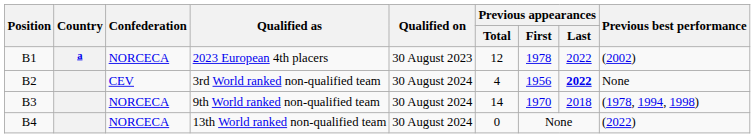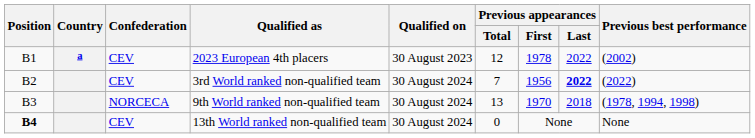(139, 58) NORCECA -> (121, 58) CEV
(497, 81) 4 -> (497, 81) 7
(616, 81) None -> (619, 81) (2022)
(497, 102) 14 -> (497, 102) 13
(29, 123) normal -> (29, 123) bold
(139, 123) NORCECA -> (121, 123) CEV
(619, 123) (2022) -> (616, 123) None
